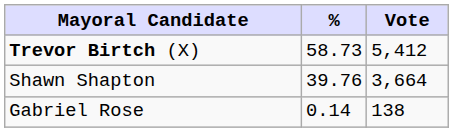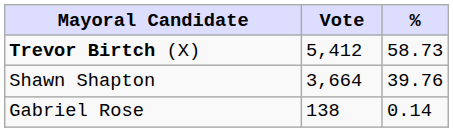columns swapped: (407, 20) <-> (334, 20)
